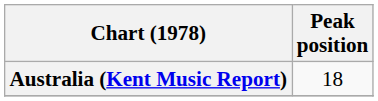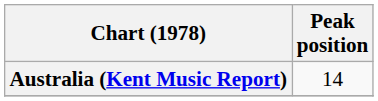(333, 78) 18 -> (333, 78) 14
